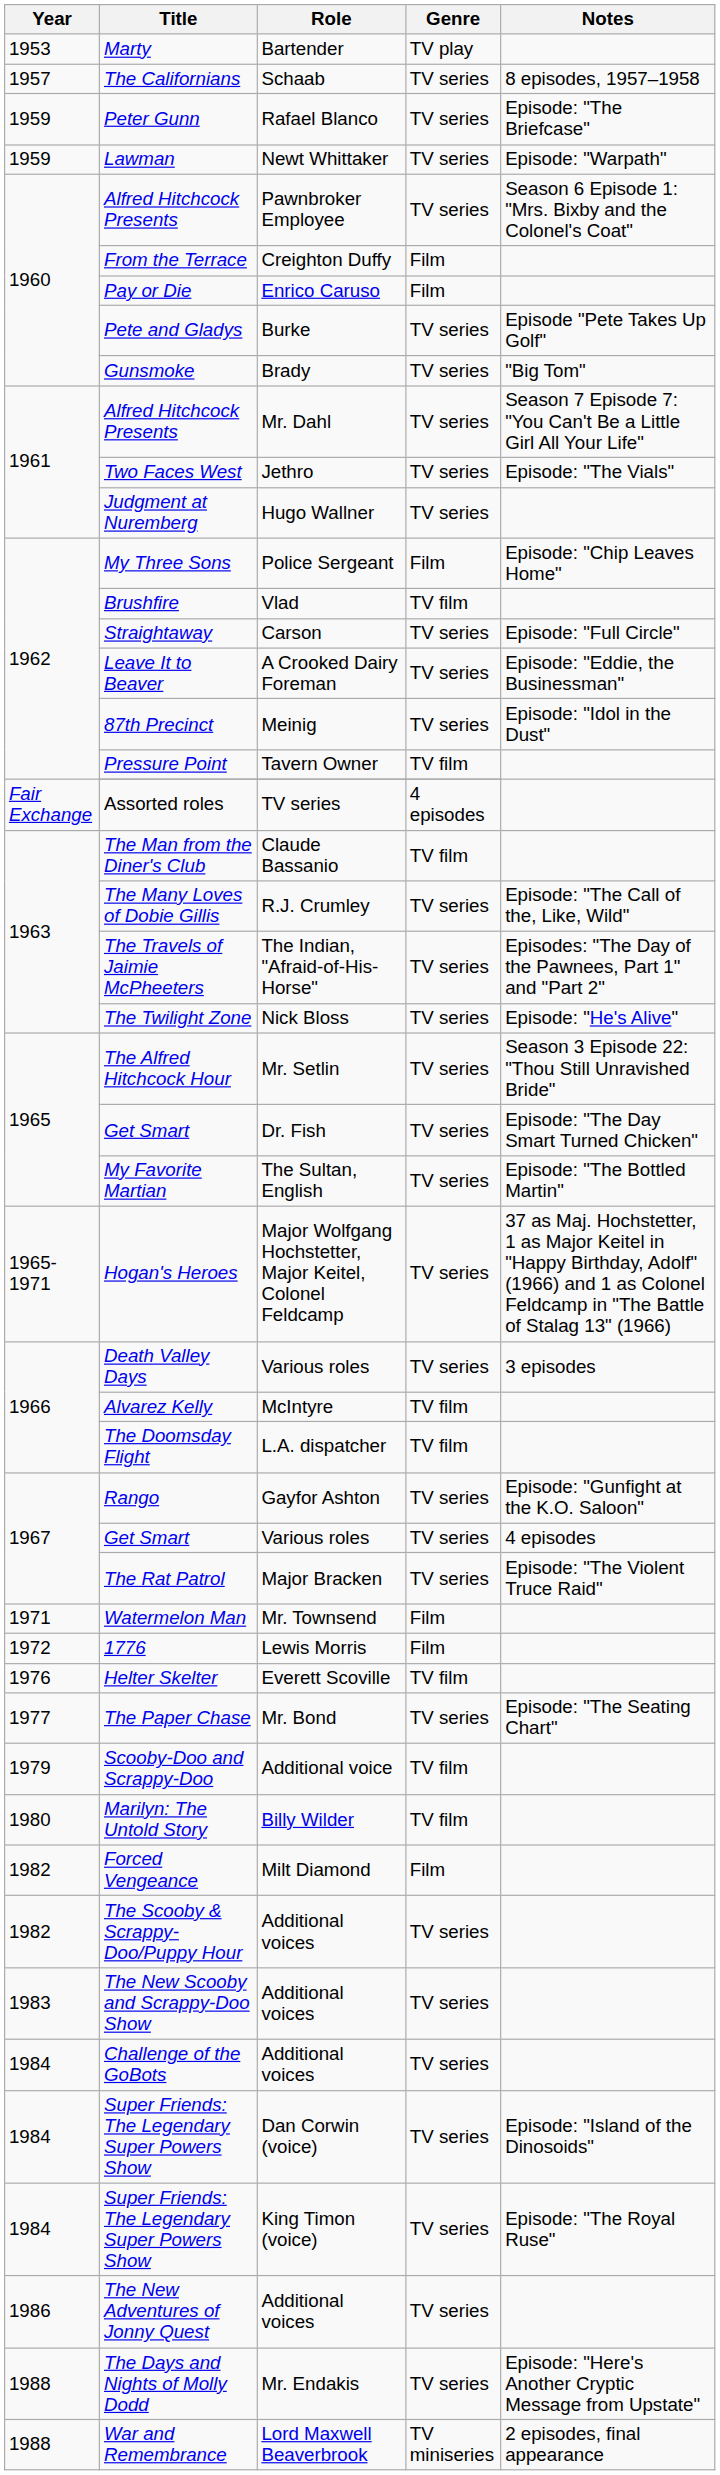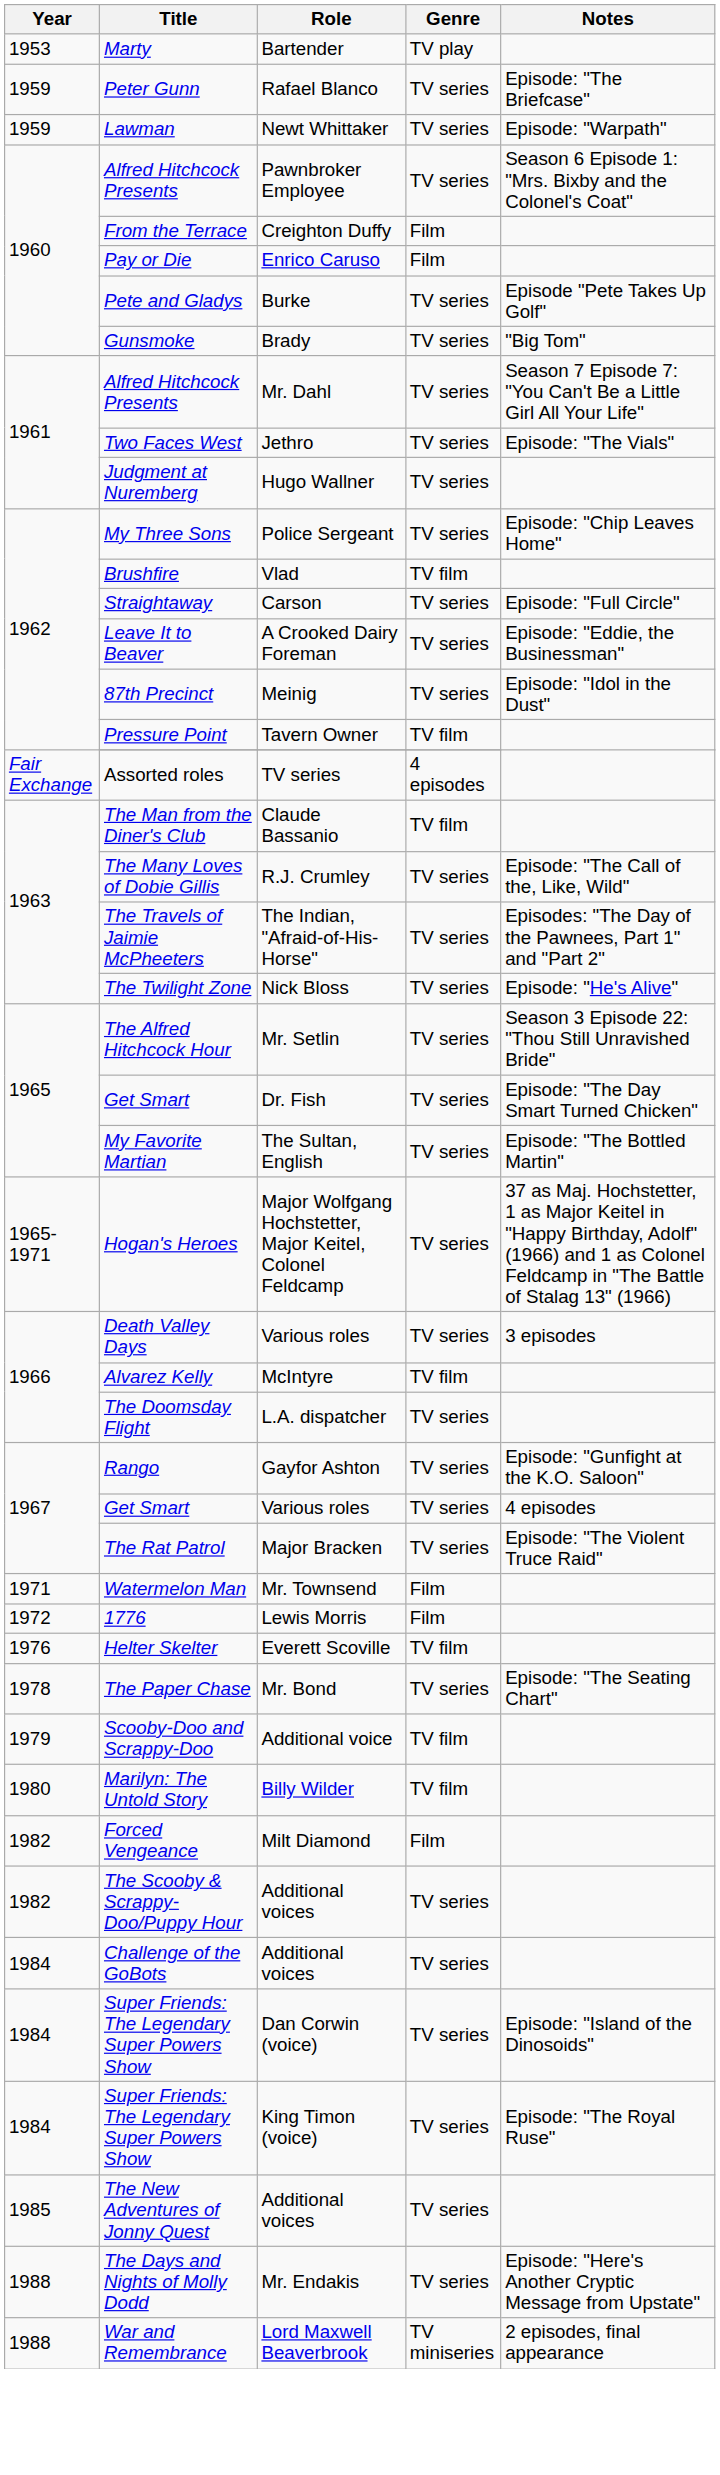- row: (172, 78)
(427, 563) Film -> (449, 533) TV series
(439, 1447) TV film -> (449, 1417) TV series
(30, 1718) 1977 -> (30, 1688) 1978
- row: (177, 2003)
(30, 2311) 1986 -> (30, 2210) 1985
